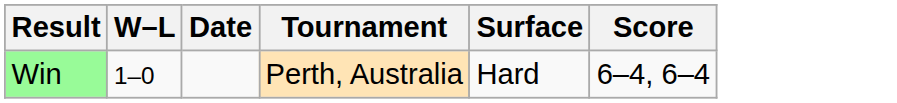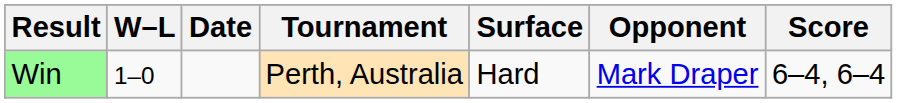+ column: (678, 27)
